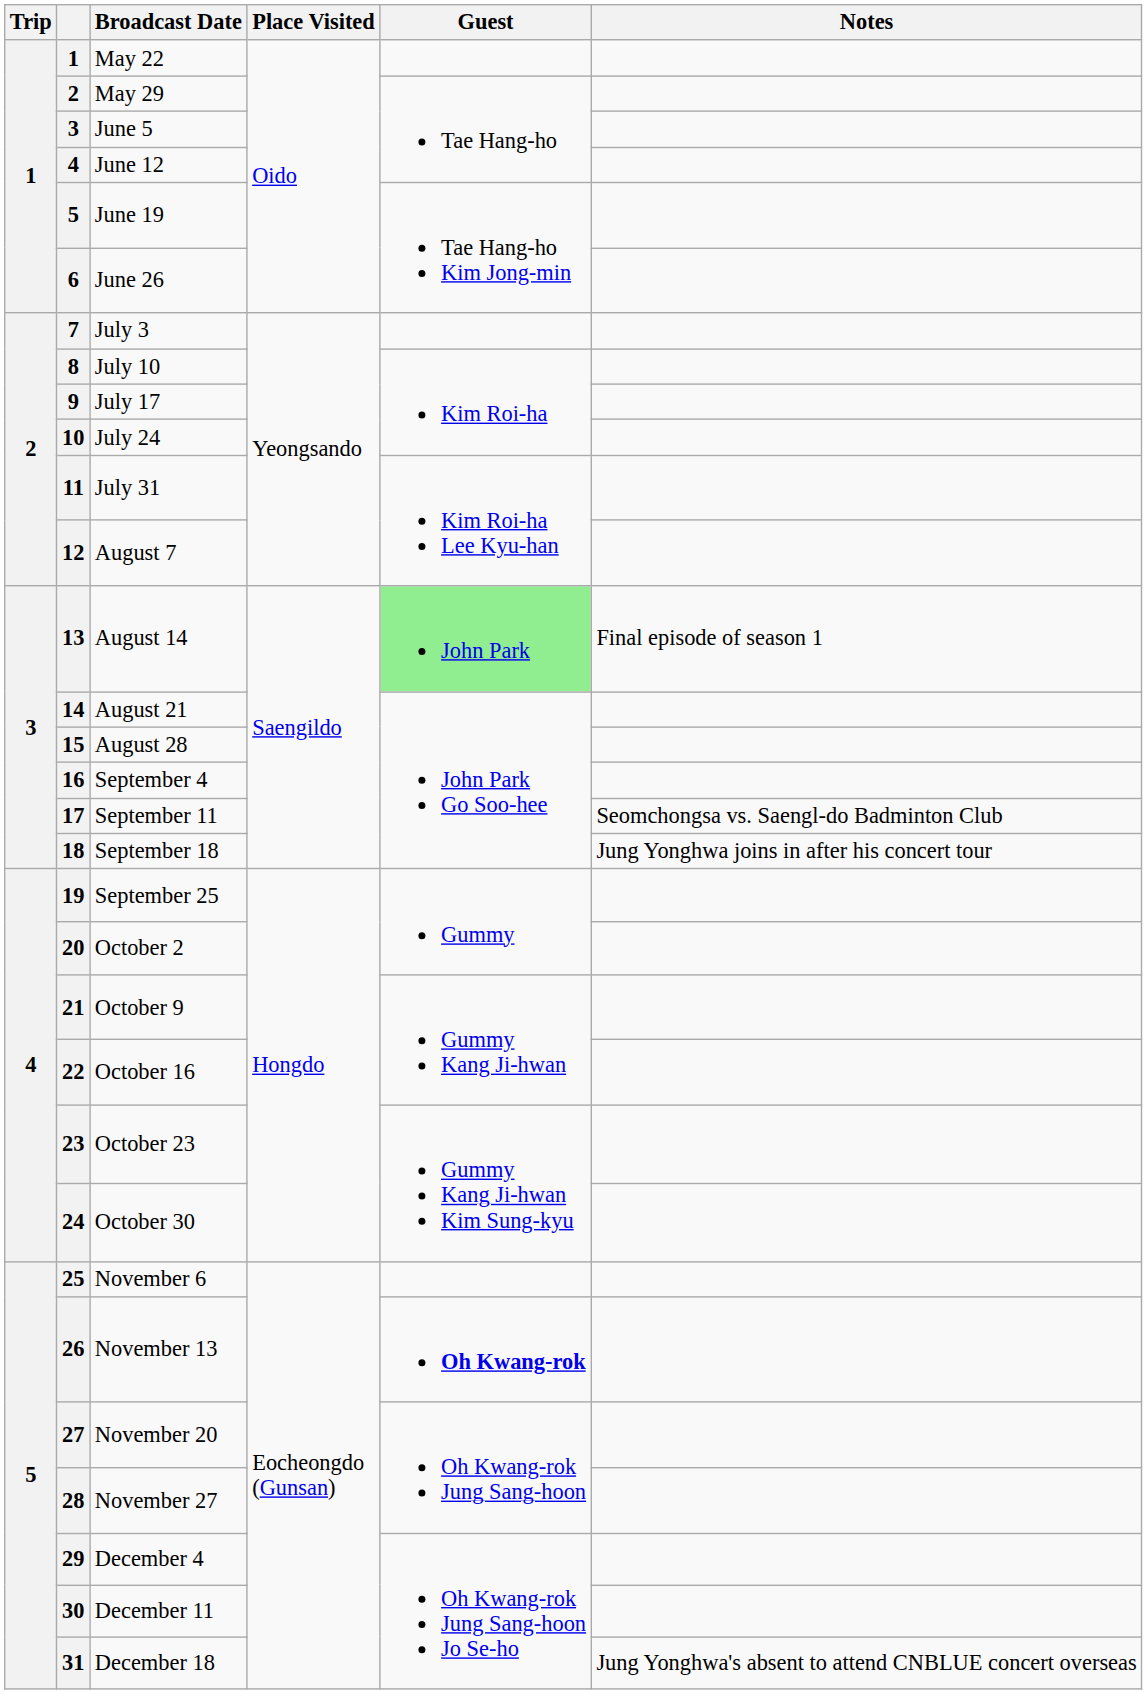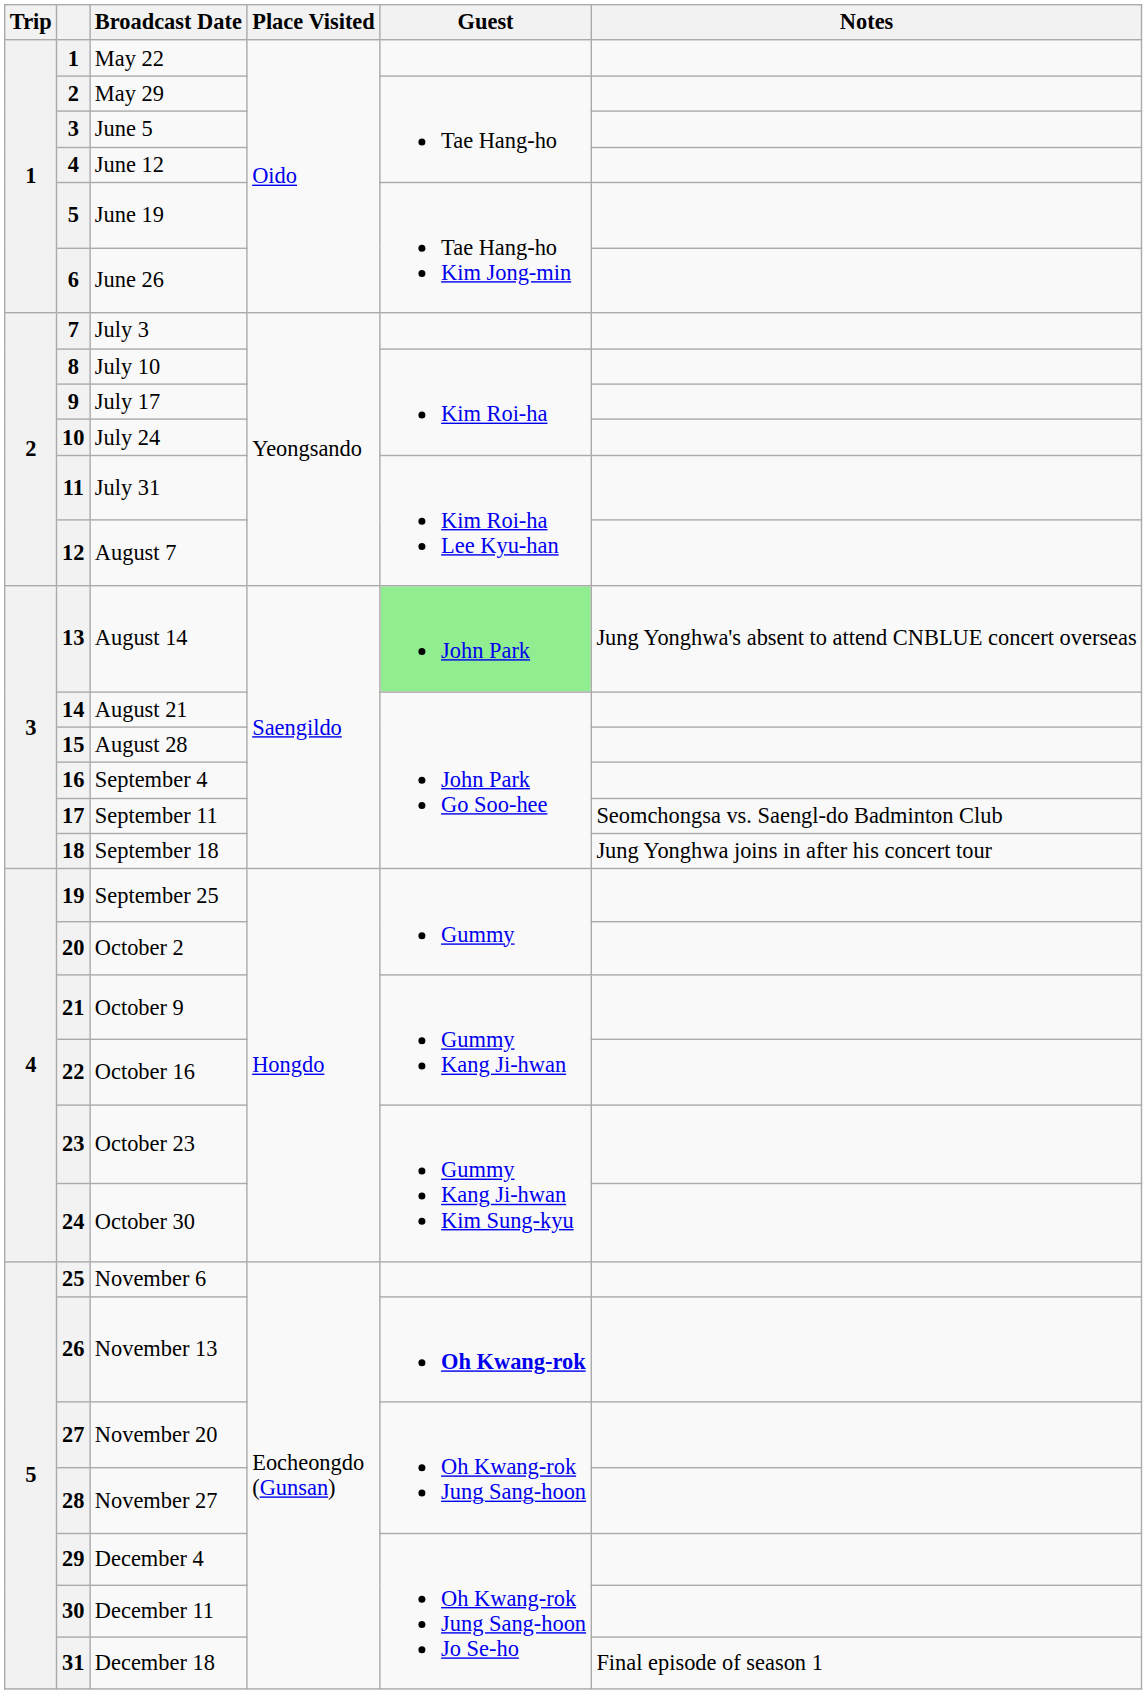(710, 638) Final episode of season 1 -> (867, 638) Jung Yonghwa's absent to attend CNBLUE concert overseas
(867, 1662) Jung Yonghwa's absent to attend CNBLUE concert overseas -> (710, 1662) Final episode of season 1
